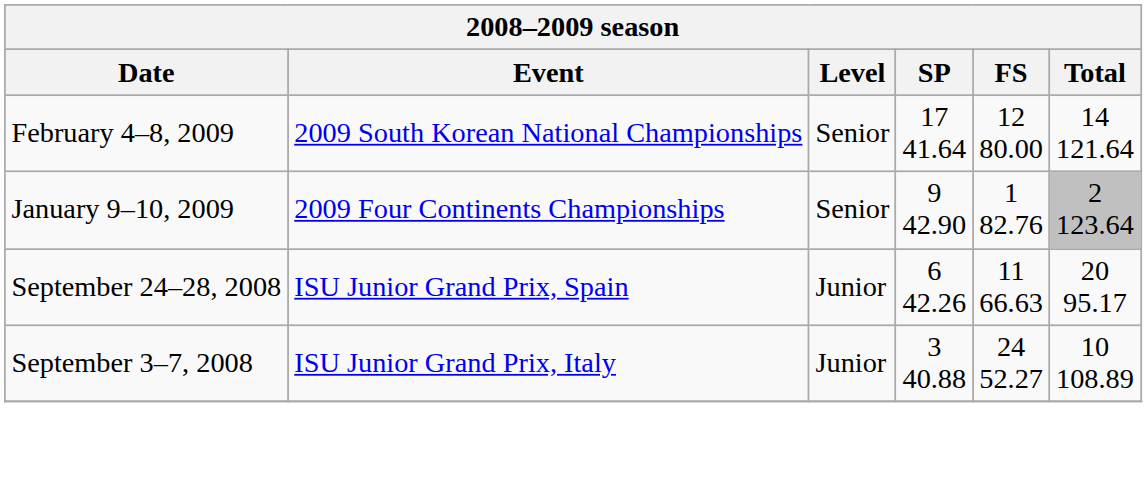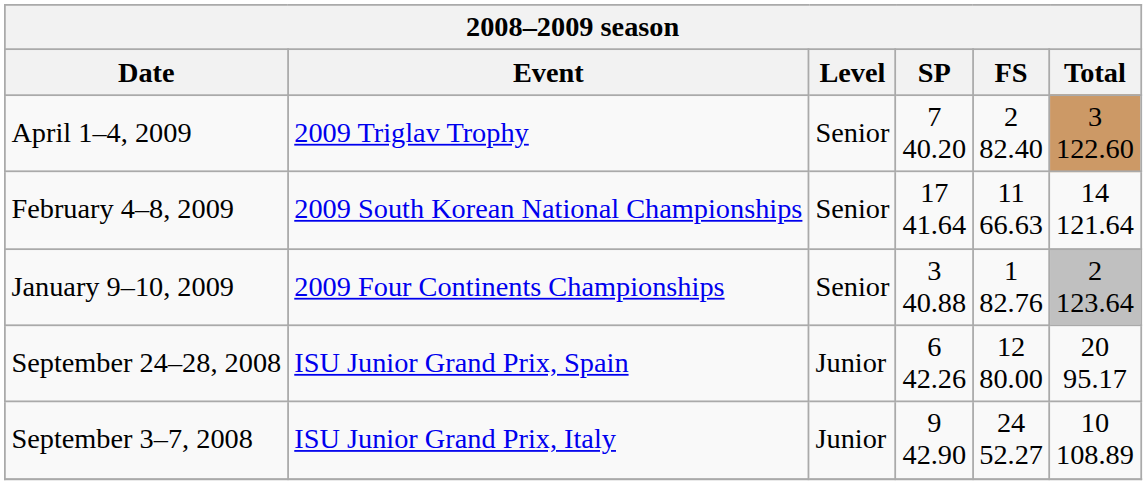+ row: (101, 132)
(1011, 132) 12 80.00 -> (1011, 209) 11 66.63
(934, 209) 9 42.90 -> (934, 286) 3 40.88
(1011, 286) 11 66.63 -> (1011, 363) 12 80.00
(934, 363) 3 40.88 -> (934, 439) 9 42.90
